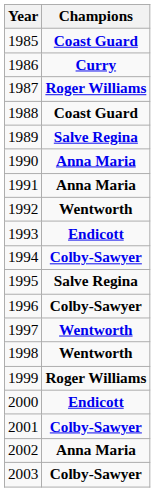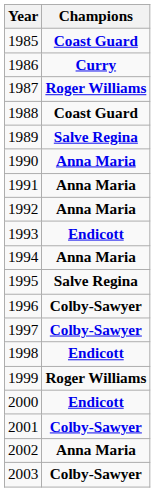(96, 209) Wentworth -> (96, 209) Anna Maria
(96, 257) Colby-Sawyer -> (96, 257) Anna Maria
(96, 329) Wentworth -> (96, 329) Colby-Sawyer
(96, 354) Wentworth -> (96, 354) Endicott
